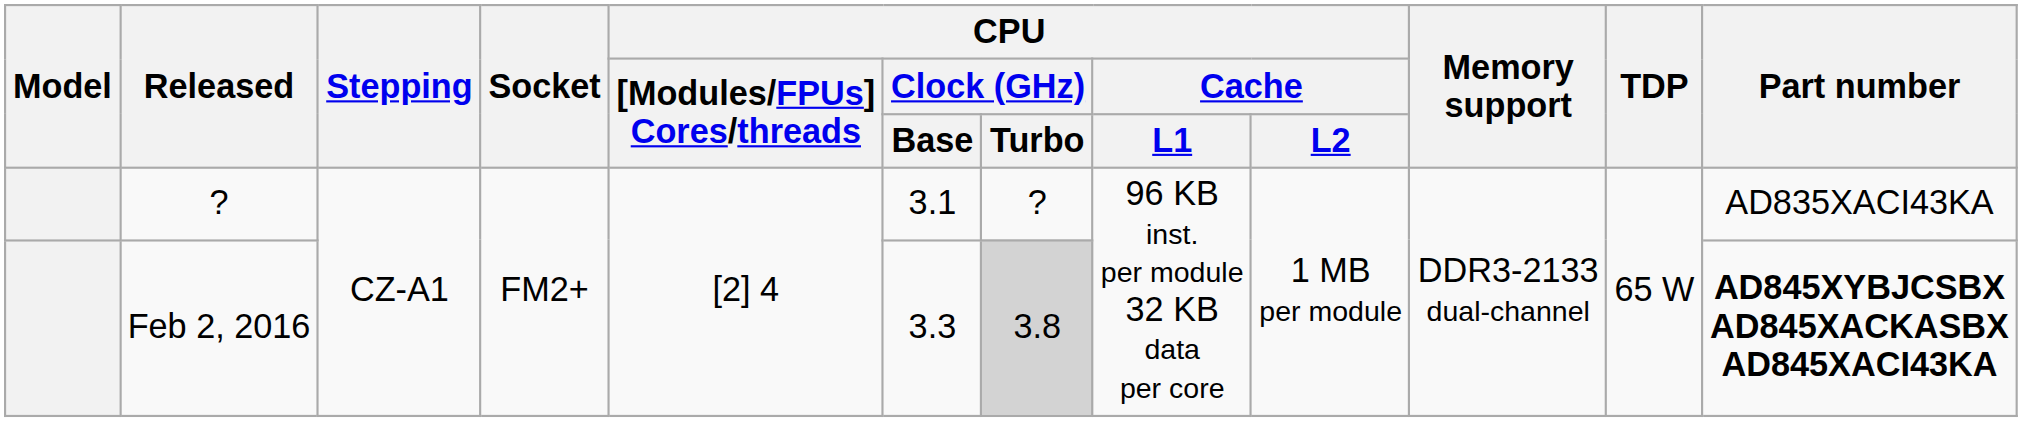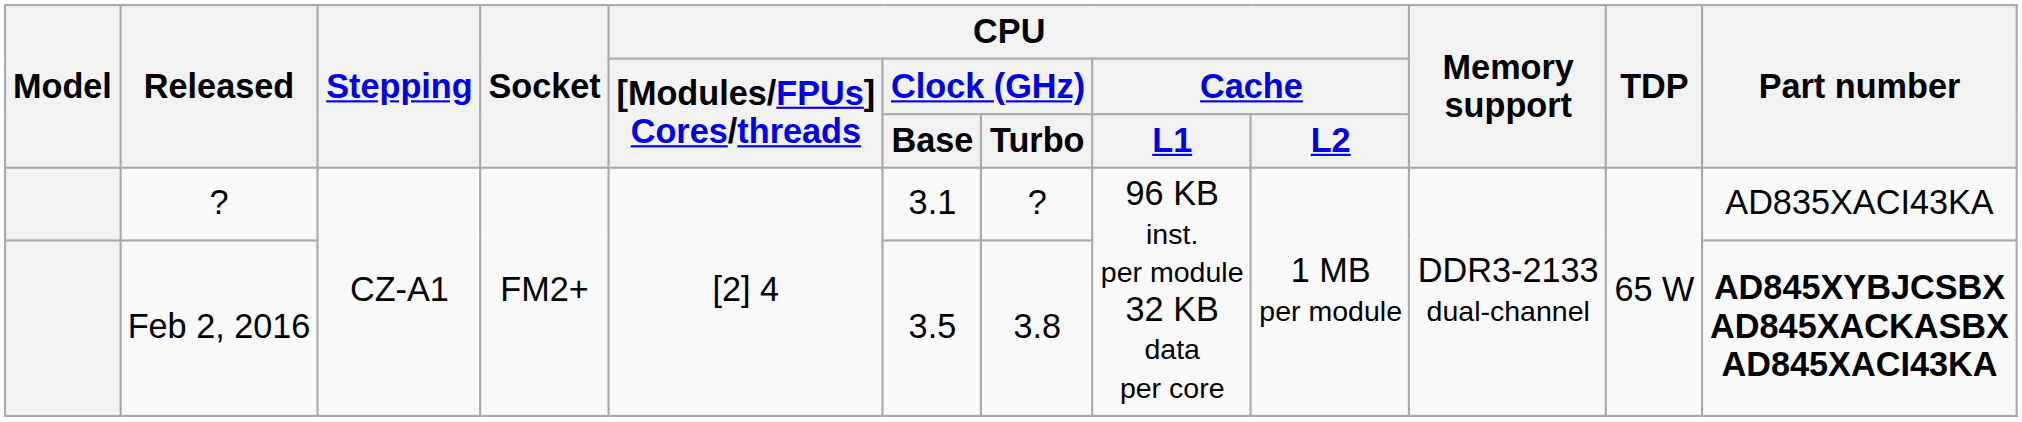(932, 326) 3.3 -> (932, 326) 3.5
(1037, 326) lightgrey background -> (1037, 326) no background
